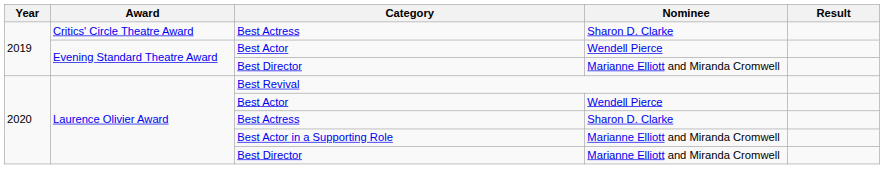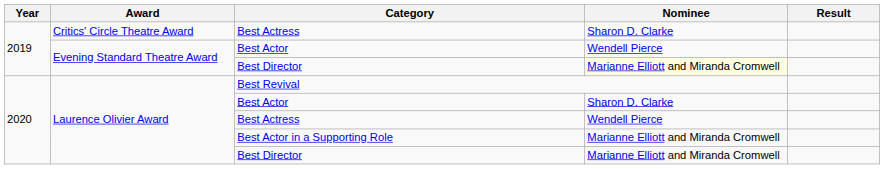(684, 66) no background -> (684, 66) lightyellow background
(625, 102) Wendell Pierce -> (630, 102) Sharon D. Clarke
(630, 119) Sharon D. Clarke -> (625, 119) Wendell Pierce
